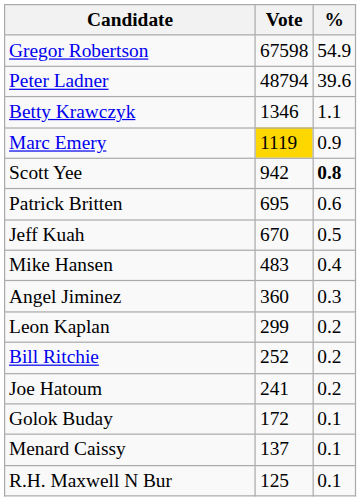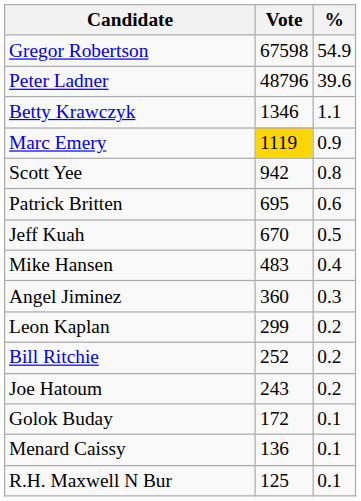(284, 81) 48794 -> (284, 81) 48796
(329, 173) bold -> (329, 173) normal
(275, 388) 241 -> (275, 388) 243
(275, 449) 137 -> (275, 449) 136
